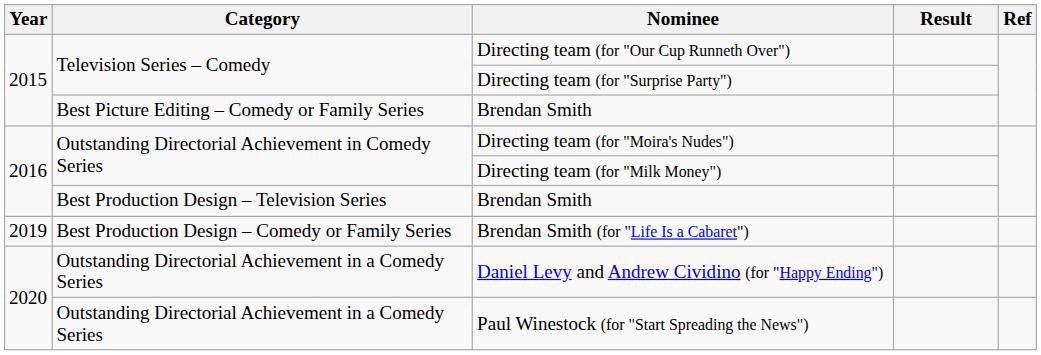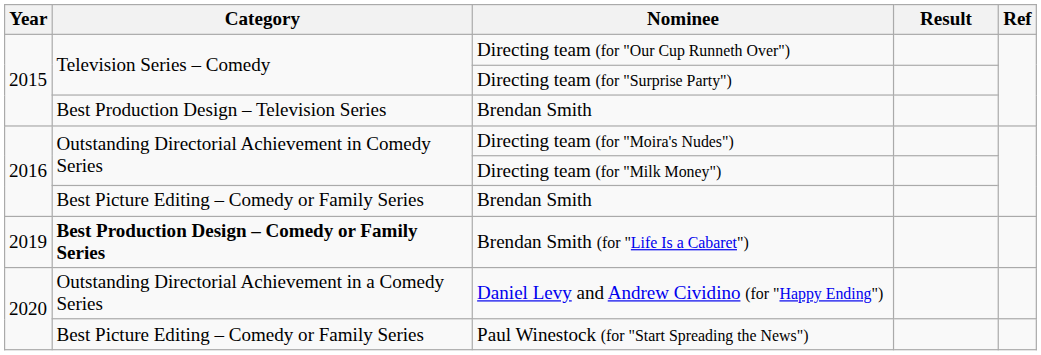(240, 110) Best Picture Editing – Comedy or Family Series -> (221, 110) Best Production Design – Television Series
(221, 200) Best Production Design – Television Series -> (240, 200) Best Picture Editing – Comedy or Family Series
(254, 230) normal -> (237, 241) bold
(250, 323) Outstanding Directorial Achievement in a Comedy Series -> (240, 334) Best Picture Editing – Comedy or Family Series
